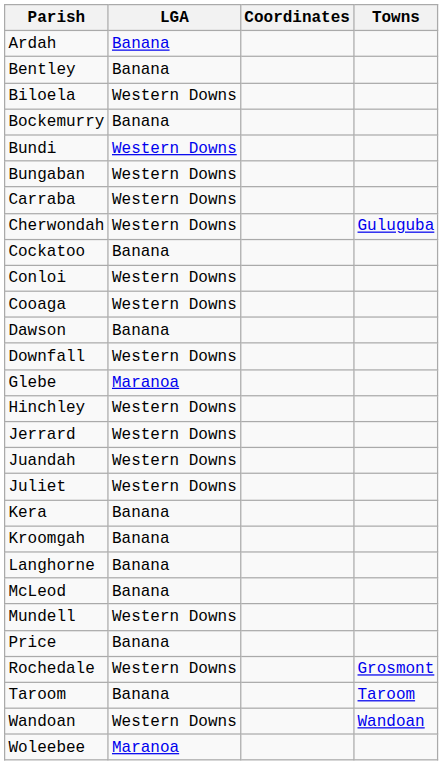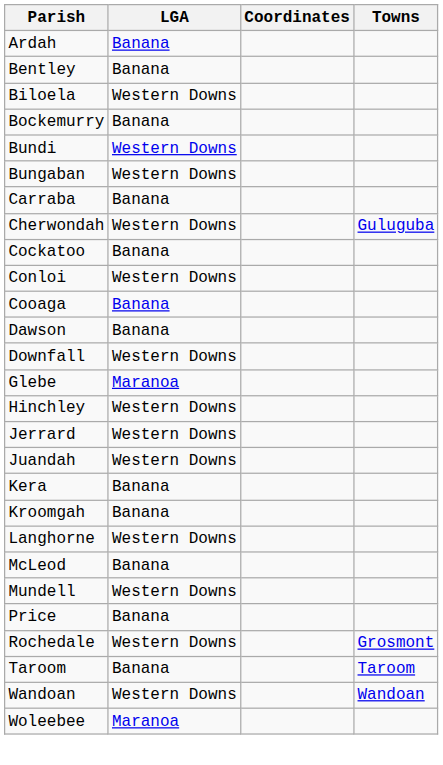(174, 200) Western Downs -> (141, 200) Banana
(174, 304) Western Downs -> (141, 304) Banana
- row: (37, 487)
(141, 565) Banana -> (174, 539) Western Downs
